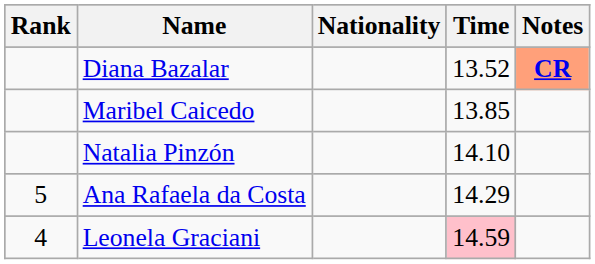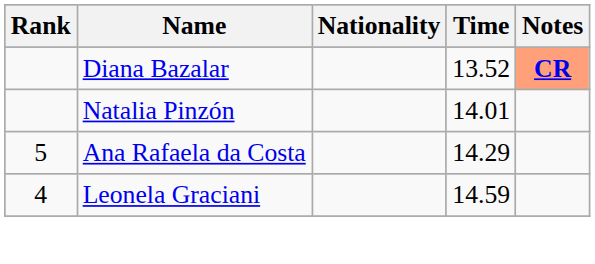- row: (169, 110)
(481, 152) 14.10 -> (481, 110) 14.01
(481, 237) pink background -> (481, 195) no background
